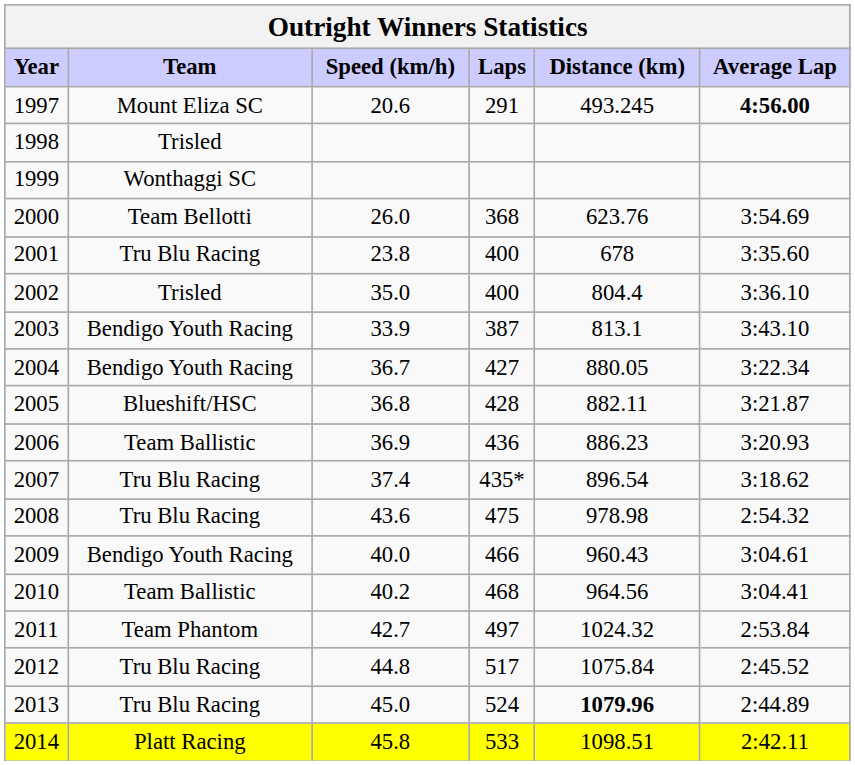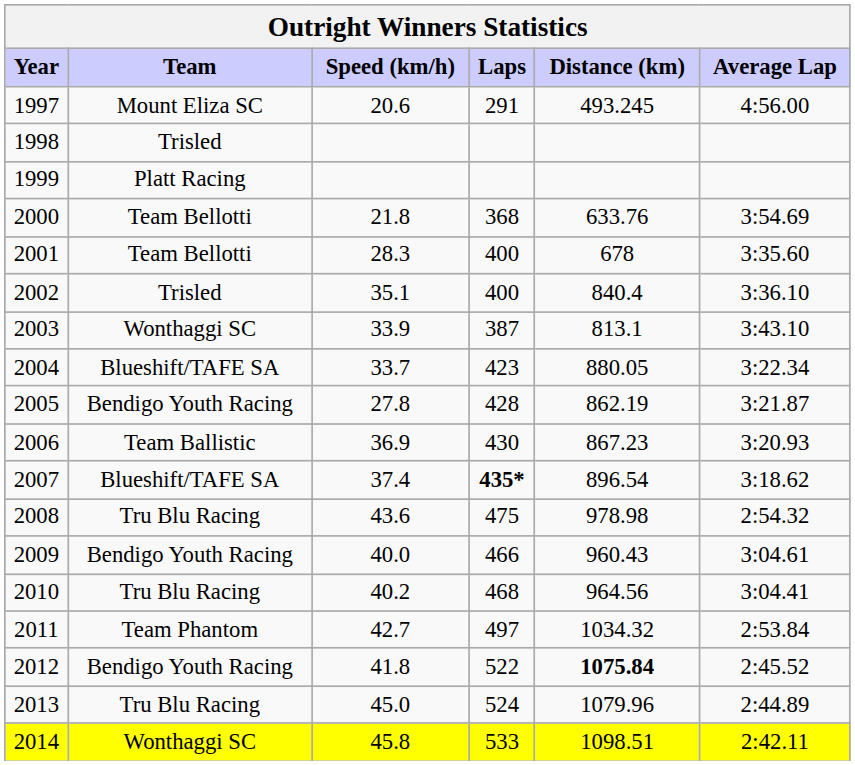(775, 104) bold -> (775, 104) normal
(190, 179) Wonthaggi SC -> (190, 179) Platt Racing
(390, 216) 26.0 -> (390, 216) 21.8
(617, 216) 623.76 -> (617, 216) 633.76
(190, 254) Tru Blu Racing -> (190, 254) Team Bellotti
(390, 254) 23.8 -> (390, 254) 28.3
(390, 291) 35.0 -> (390, 291) 35.1
(617, 291) 804.4 -> (617, 291) 840.4
(190, 329) Bendigo Youth Racing -> (190, 329) Wonthaggi SC
(190, 366) Bendigo Youth Racing -> (190, 366) Blueshift/TAFE SA
(390, 366) 36.7 -> (390, 366) 33.7
(502, 366) 427 -> (502, 366) 423
(190, 404) Blueshift/HSC -> (190, 404) Bendigo Youth Racing
(390, 404) 36.8 -> (390, 404) 27.8
(617, 404) 882.11 -> (617, 404) 862.19
(502, 441) 436 -> (502, 441) 430
(617, 441) 886.23 -> (617, 441) 867.23
(190, 479) Tru Blu Racing -> (190, 479) Blueshift/TAFE SA
(502, 479) normal -> (502, 479) bold
(190, 591) Team Ballistic -> (190, 591) Tru Blu Racing
(617, 629) 1024.32 -> (617, 629) 1034.32
(190, 666) Tru Blu Racing -> (190, 666) Bendigo Youth Racing
(390, 666) 44.8 -> (390, 666) 41.8
(502, 666) 517 -> (502, 666) 522
(617, 666) normal -> (617, 666) bold
(617, 703) bold -> (617, 703) normal
(190, 741) Platt Racing -> (190, 741) Wonthaggi SC
